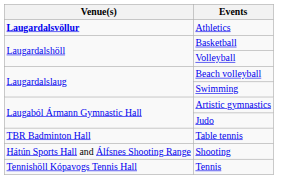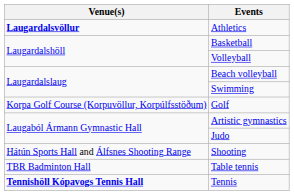+ row: (220, 105)
rows swapped: (213, 151) <-> (219, 136)
(72, 167) normal -> (75, 182) bold
